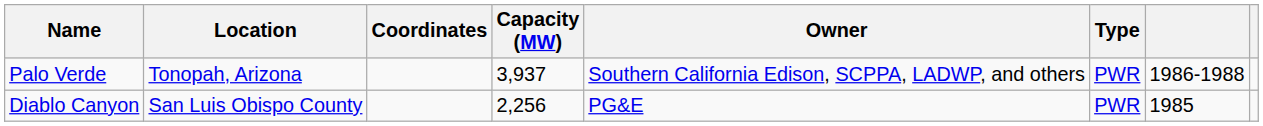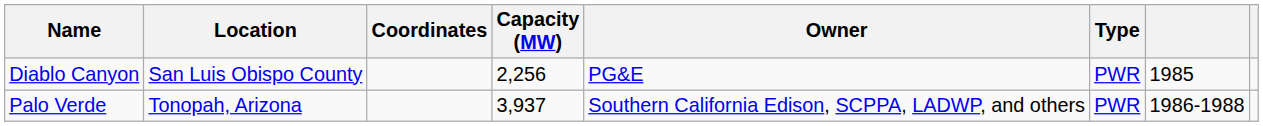rows swapped: (74, 105) <-> (58, 74)
